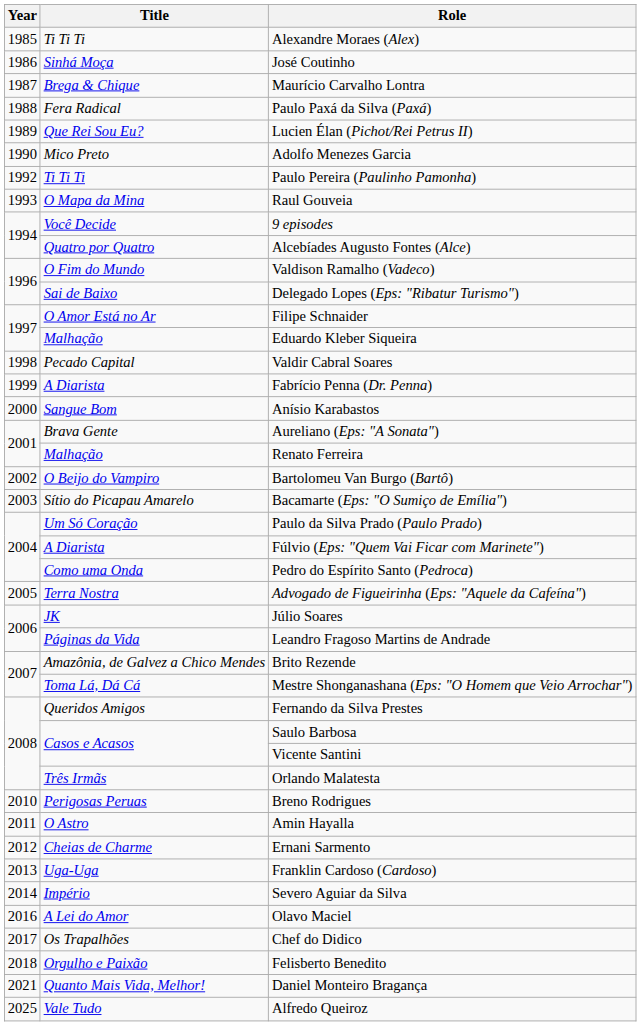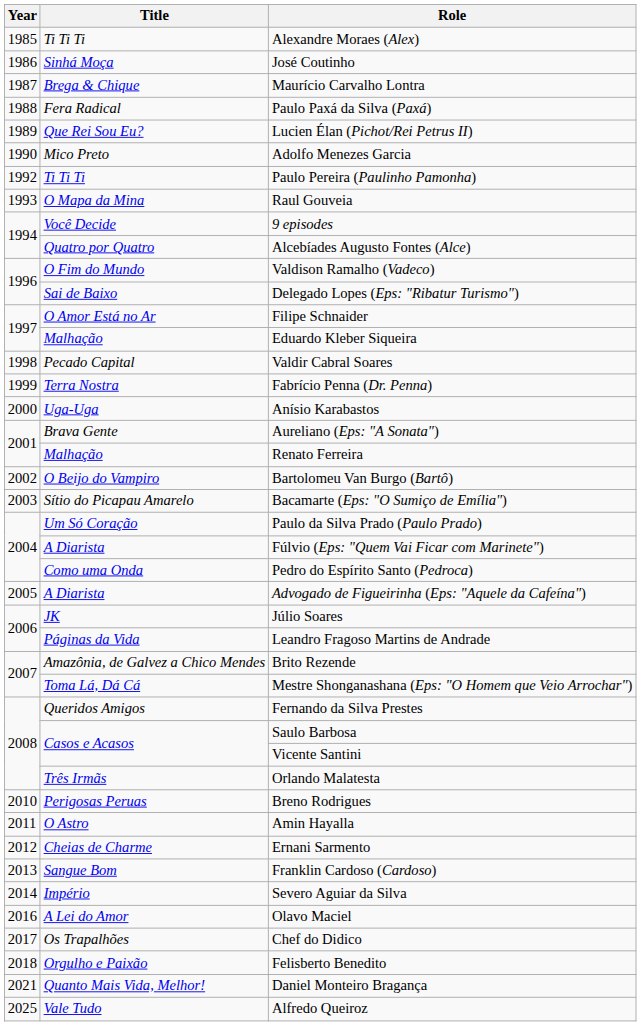(74, 385) A Diarista -> (81, 385) Terra Nostra
(80, 408) Sangue Bom -> (71, 408) Uga-Uga
(81, 593) Terra Nostra -> (74, 593) A Diarista
(71, 870) Uga-Uga -> (80, 870) Sangue Bom
